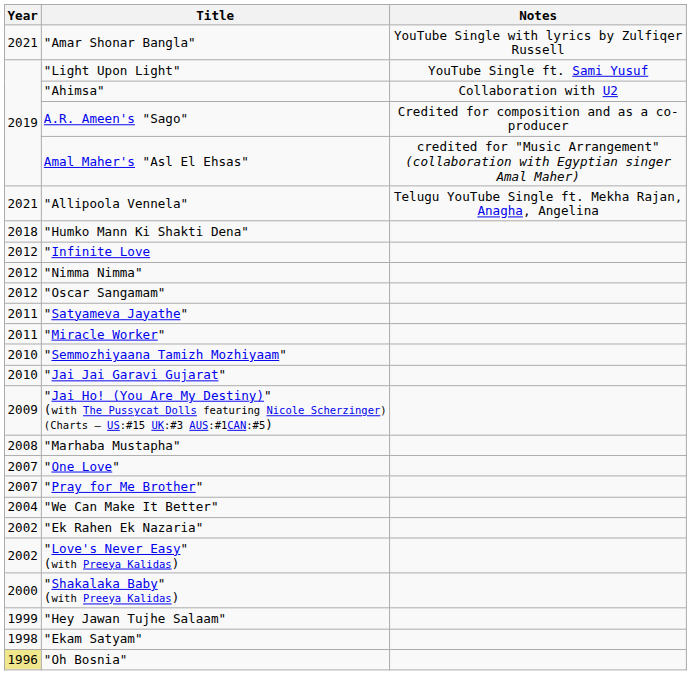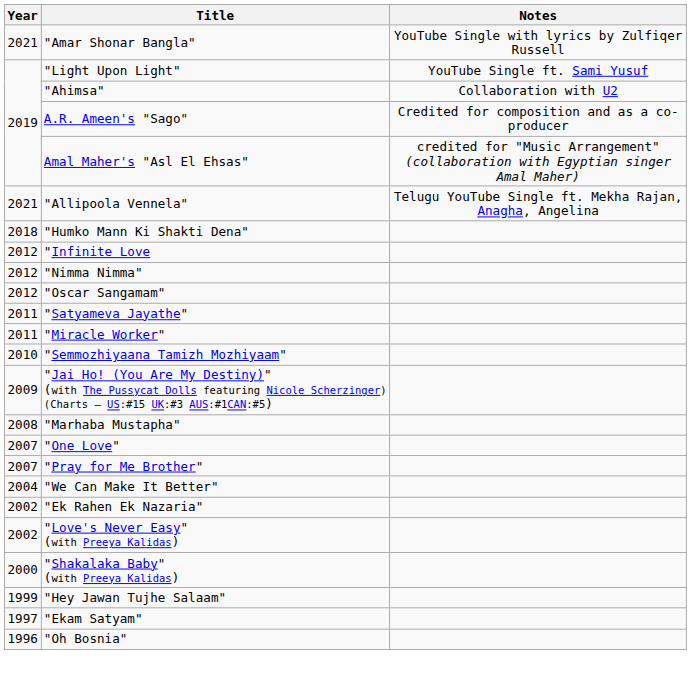- row: (135, 375)
(23, 639) 1998 -> (23, 618) 1997
(23, 660) khaki background -> (23, 639) no background
